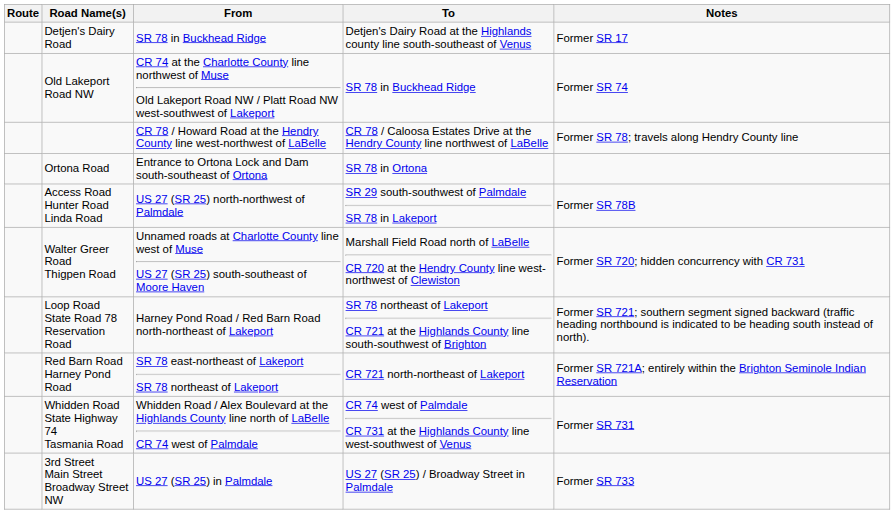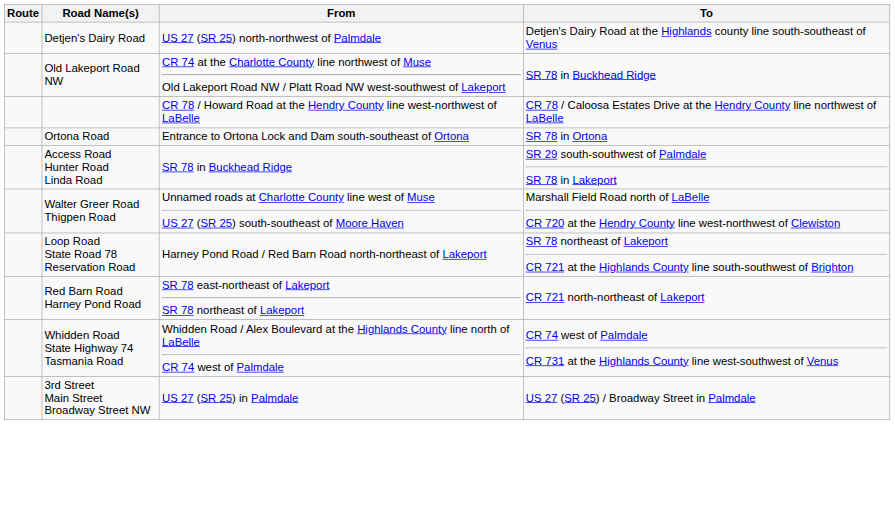- column: (722, 13)
(201, 37) SR 78 in Buckhead Ridge -> (272, 37) US 27 (SR 25) north-northwest of Palmdale
(220, 205) US 27 (SR 25) north-northwest of Palmdale -> (227, 167) SR 78 in Buckhead Ridge
